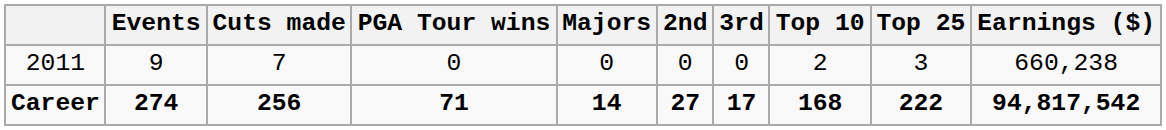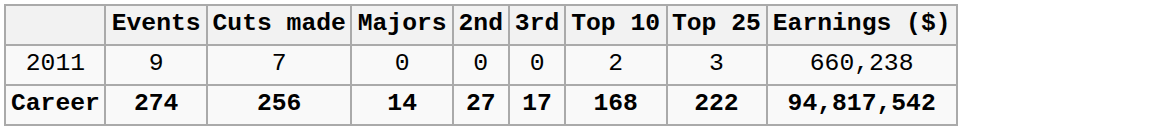- column: (454, 25)
